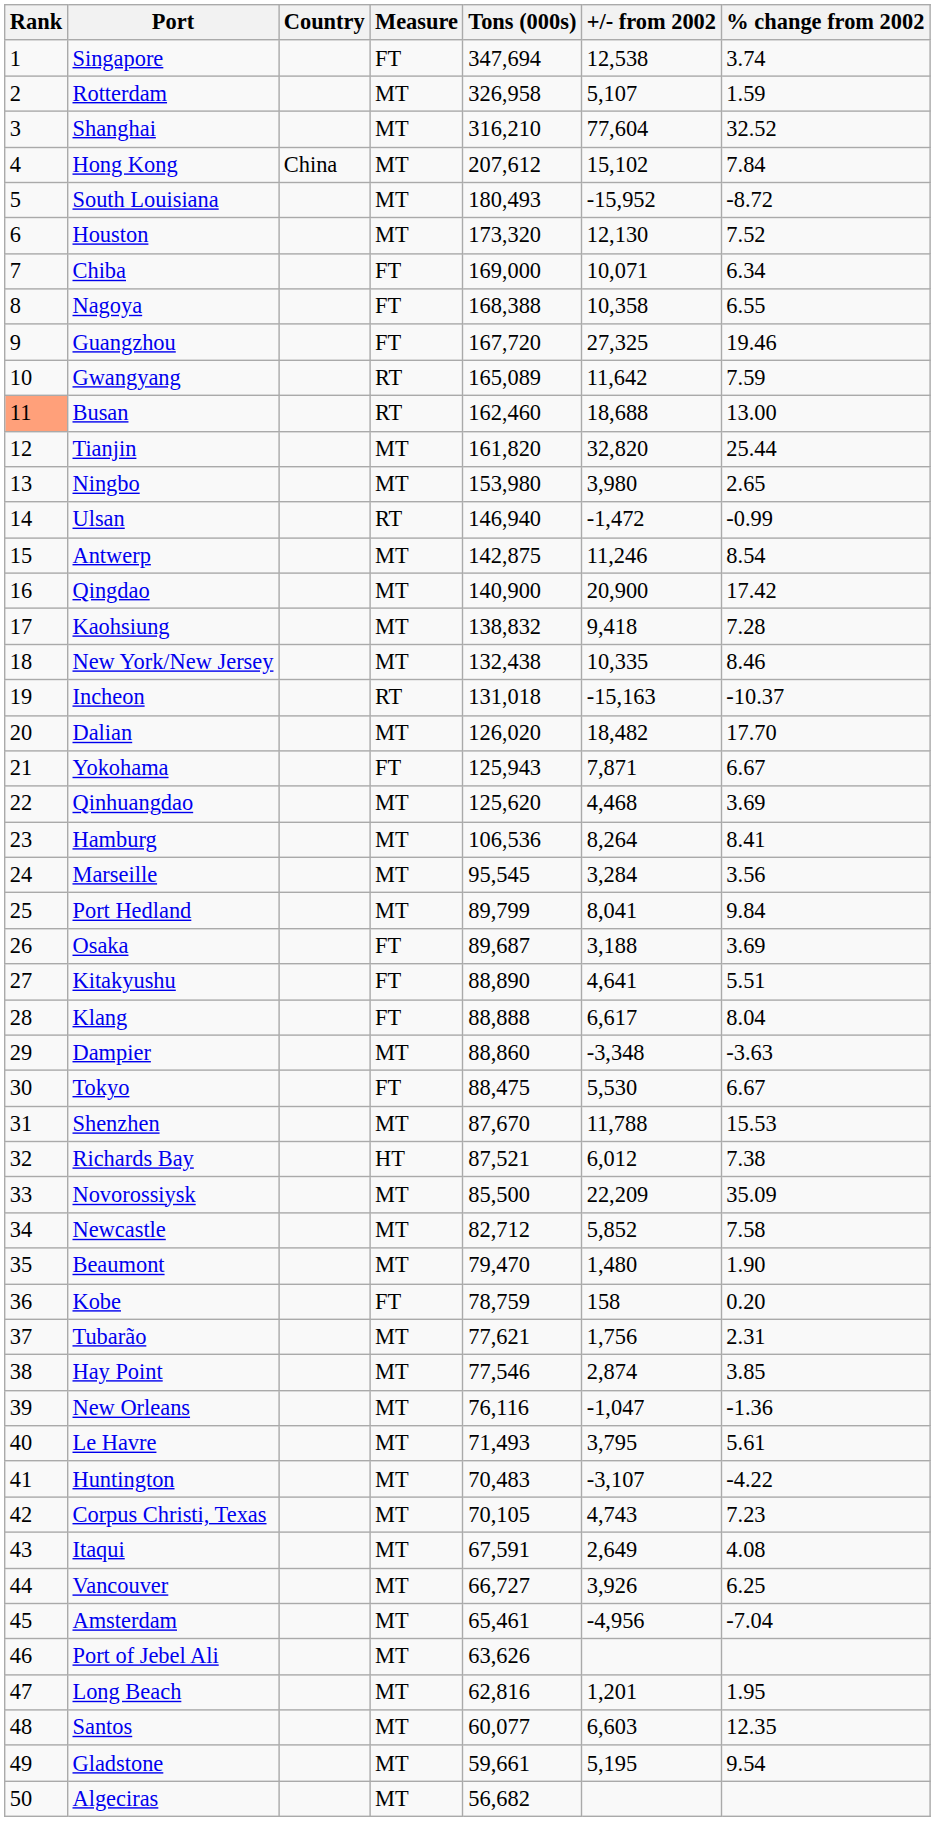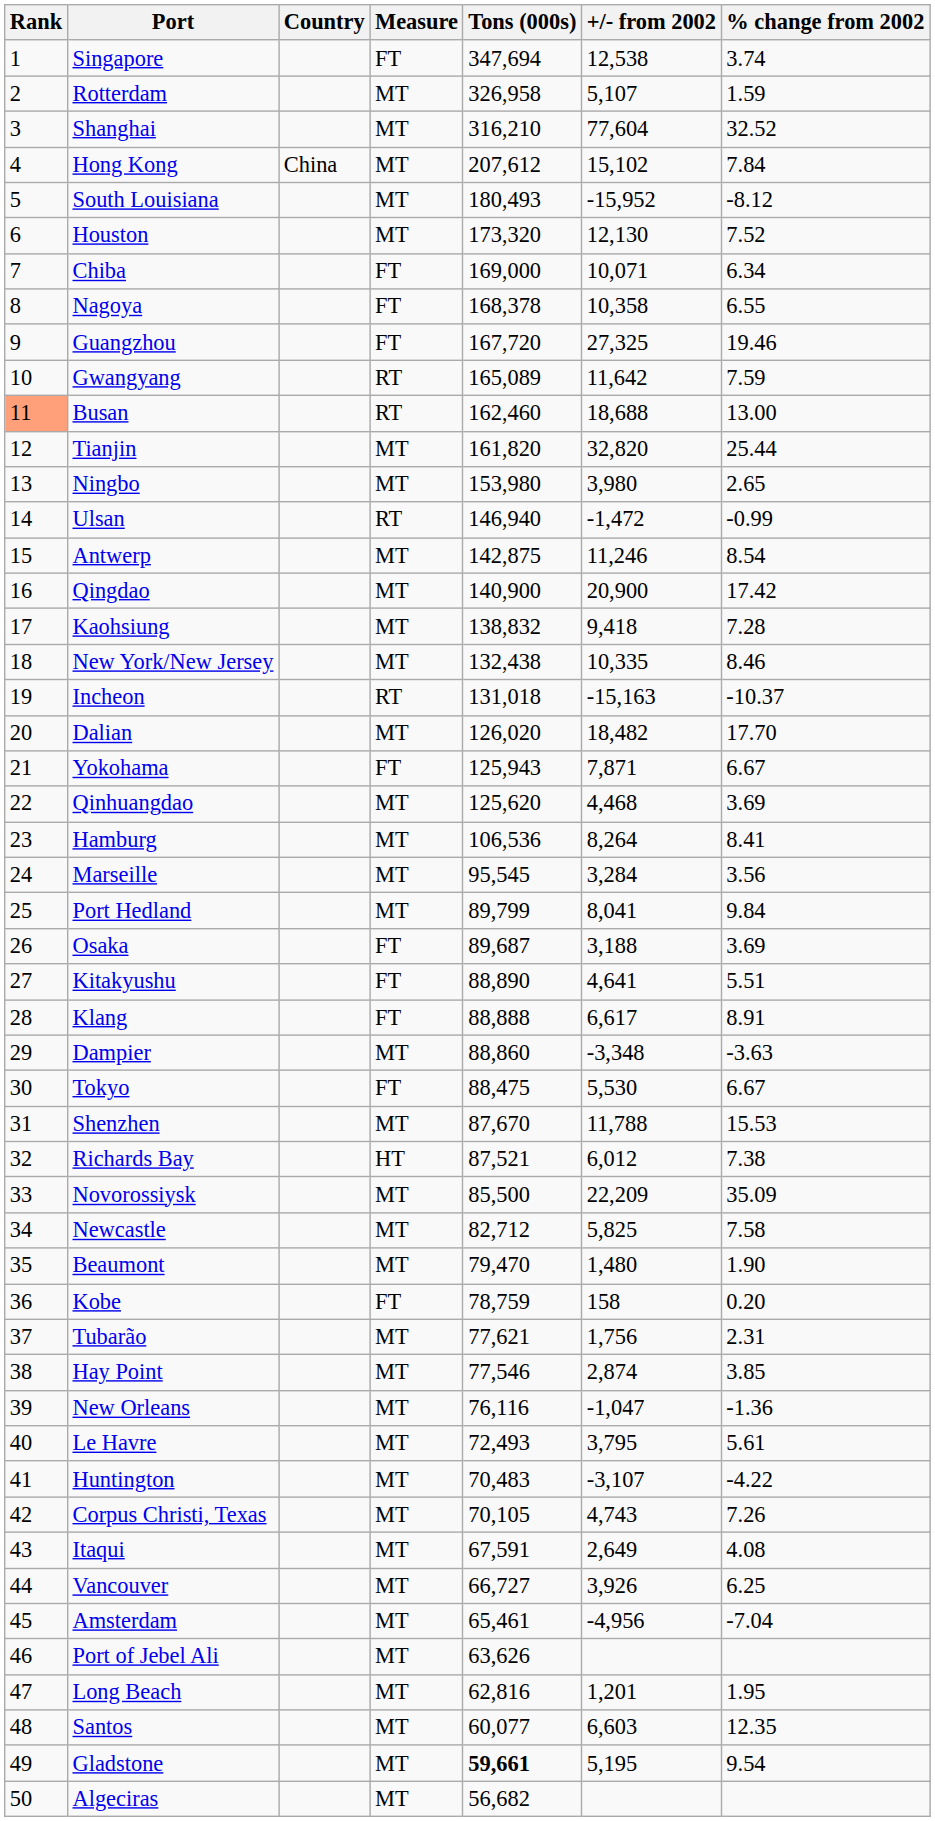(750, 199) -8.72 -> (750, 199) -8.12
(505, 306) 168,388 -> (505, 306) 168,378
(746, 1016) 8.04 -> (746, 1016) 8.91
(612, 1230) 5,852 -> (612, 1230) 5,825
(499, 1443) 71,493 -> (499, 1443) 72,493
(746, 1514) 7.23 -> (746, 1514) 7.26
(499, 1762) normal -> (499, 1762) bold
